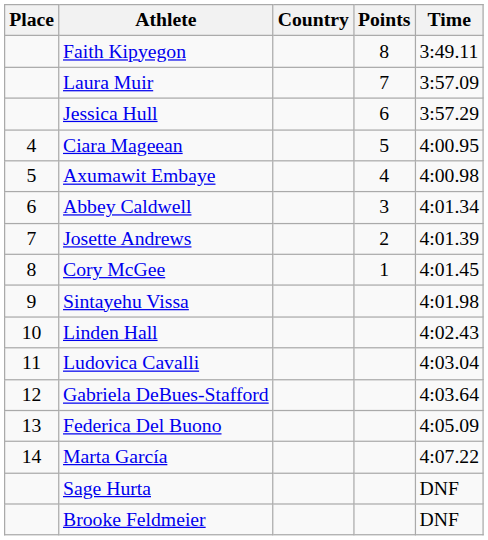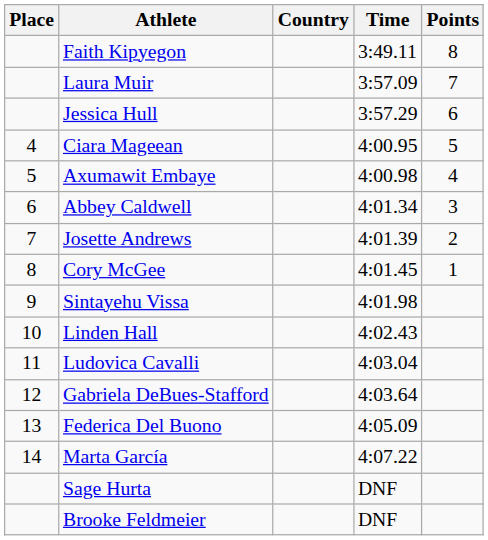columns swapped: (449, 20) <-> (384, 20)
